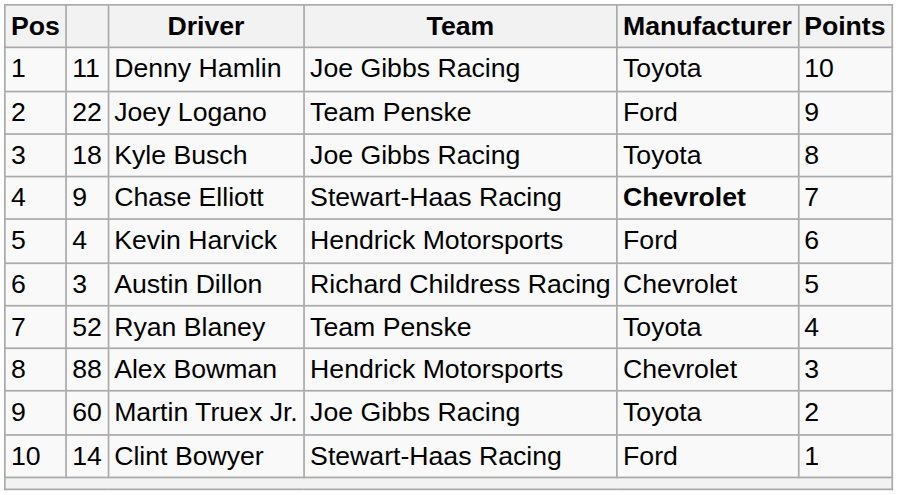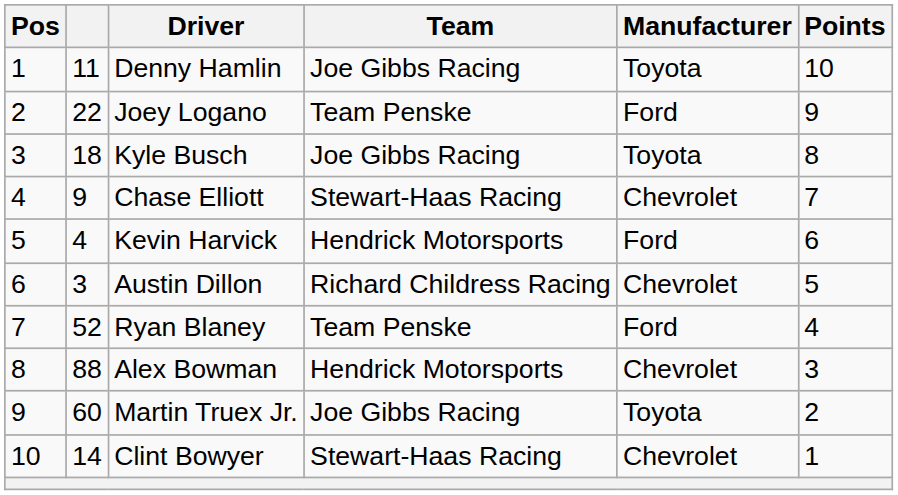(684, 197) bold -> (680, 197) normal
(662, 326) Toyota -> (650, 326) Ford
(650, 454) Ford -> (680, 454) Chevrolet
